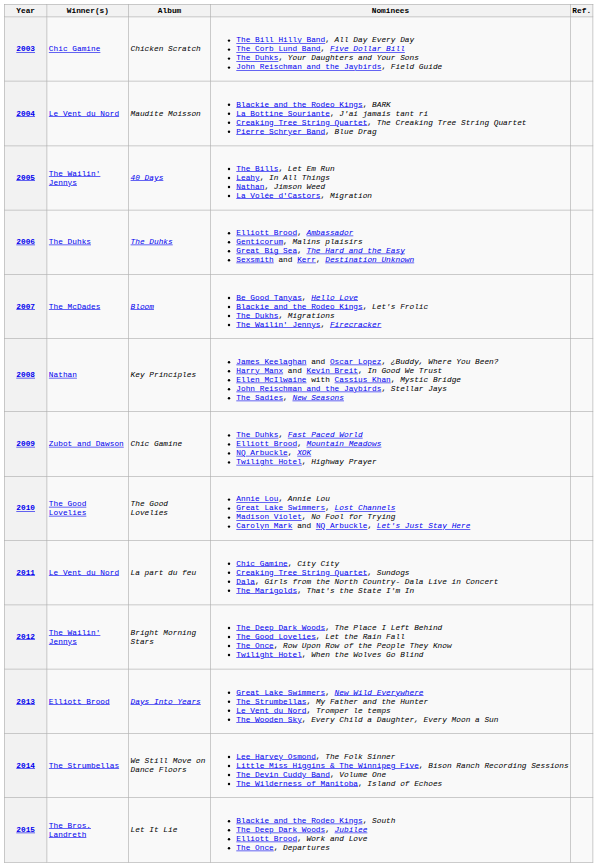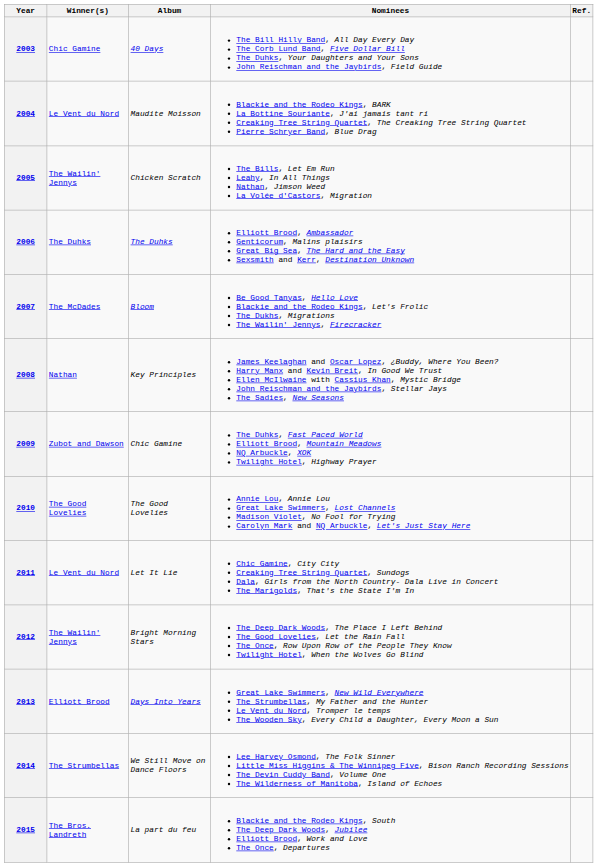(166, 49) Chicken Scratch -> (147, 49) 40 Days
(147, 178) 40 Days -> (166, 178) Chicken Scratch
(163, 573) La part du feu -> (154, 573) Let It Lie
(154, 830) Let It Lie -> (163, 830) La part du feu
